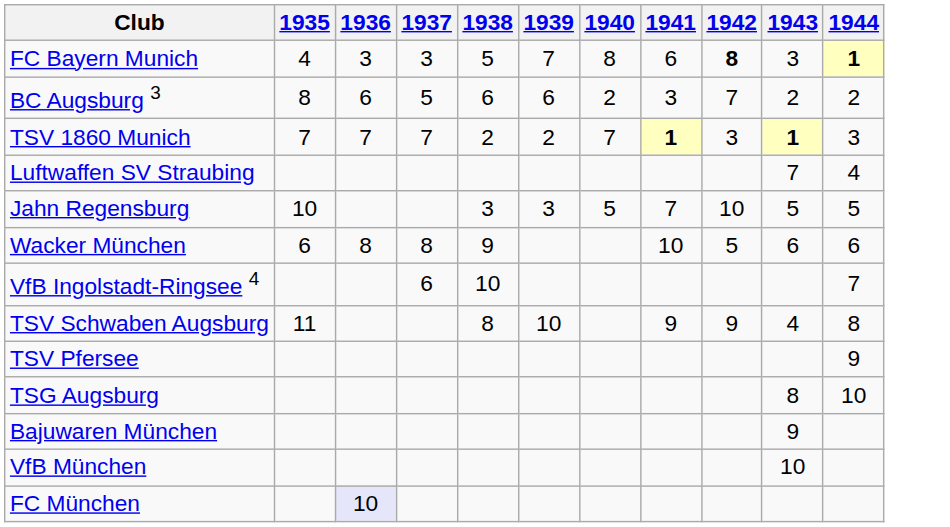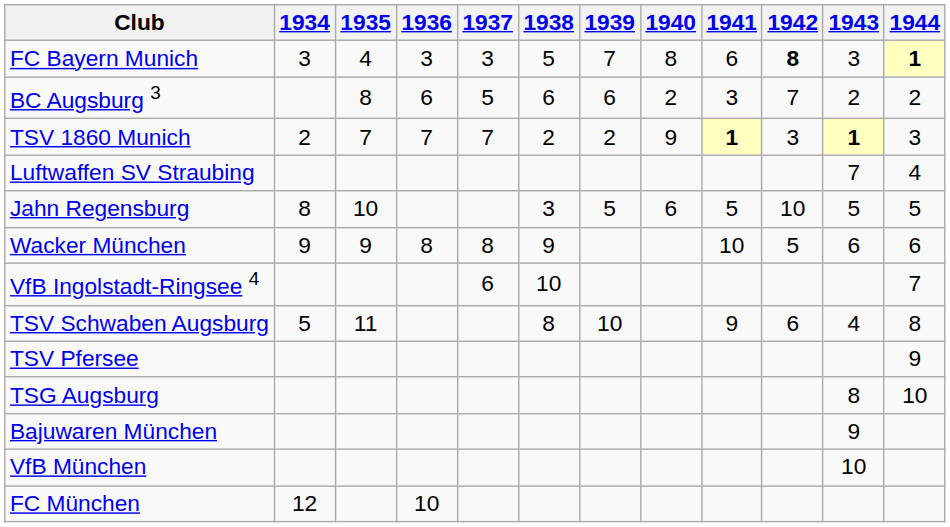+ column: (305, 22)
(610, 136) 7 -> (671, 136) 9
(549, 208) 3 -> (610, 208) 5
(610, 208) 5 -> (671, 208) 6
(671, 208) 7 -> (732, 208) 5
(305, 244) 6 -> (366, 244) 9
(732, 323) 9 -> (793, 323) 6
(366, 503) lavender background -> (427, 503) no background
